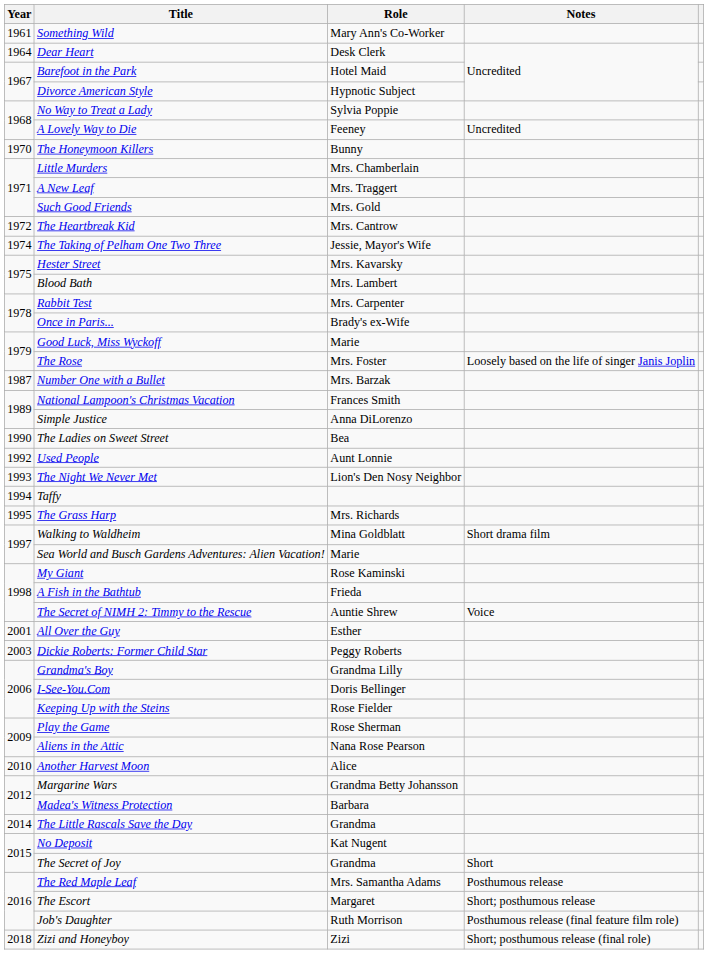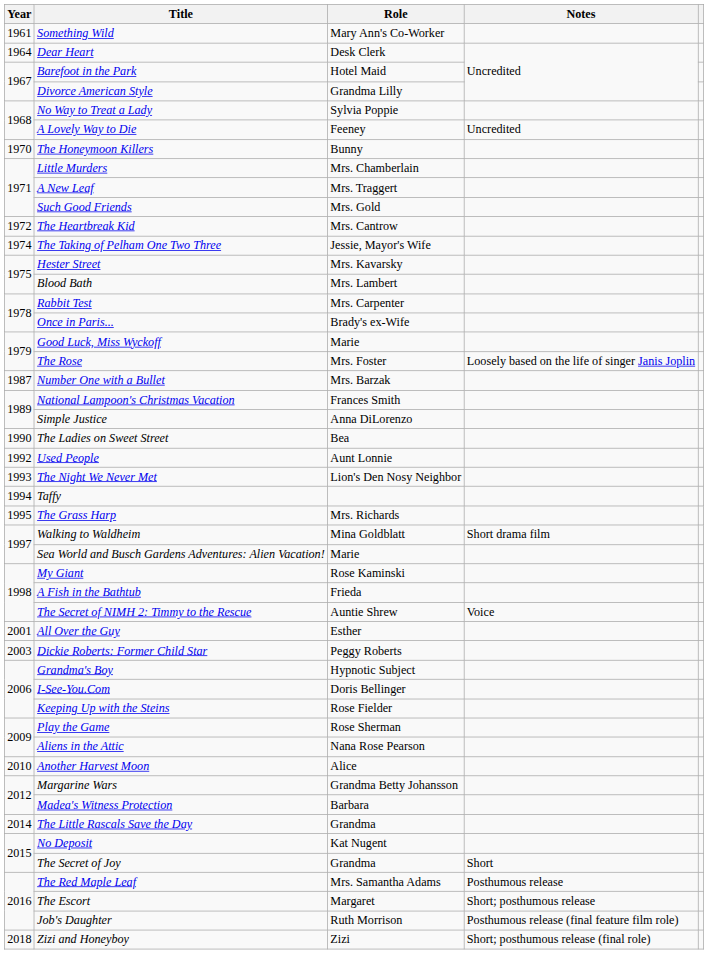(373, 91) Hypnotic Subject -> (366, 91) Grandma Lilly
(366, 669) Grandma Lilly -> (373, 669) Hypnotic Subject
